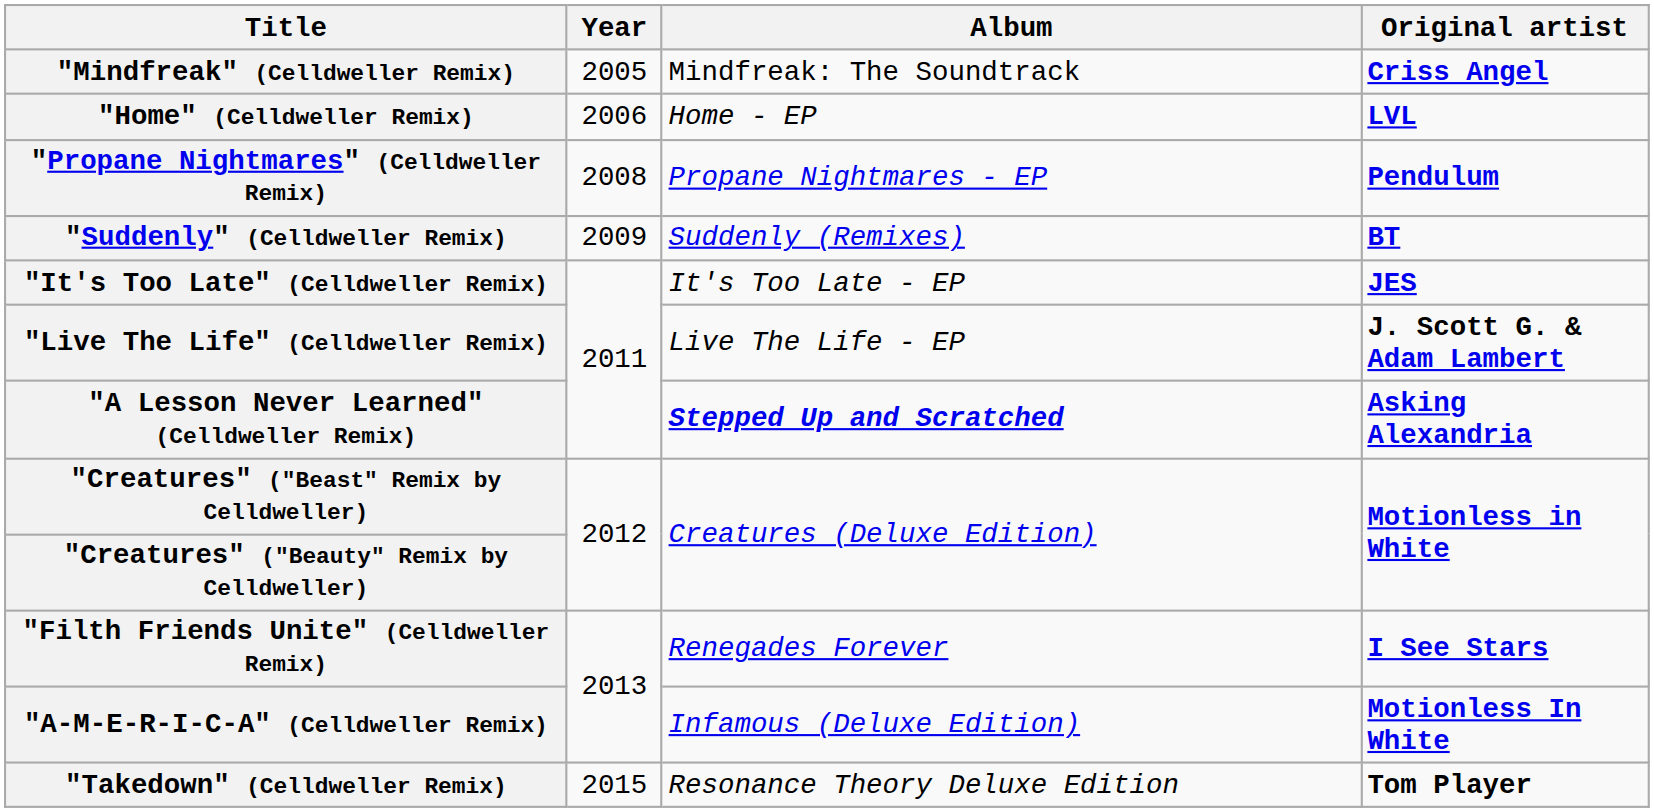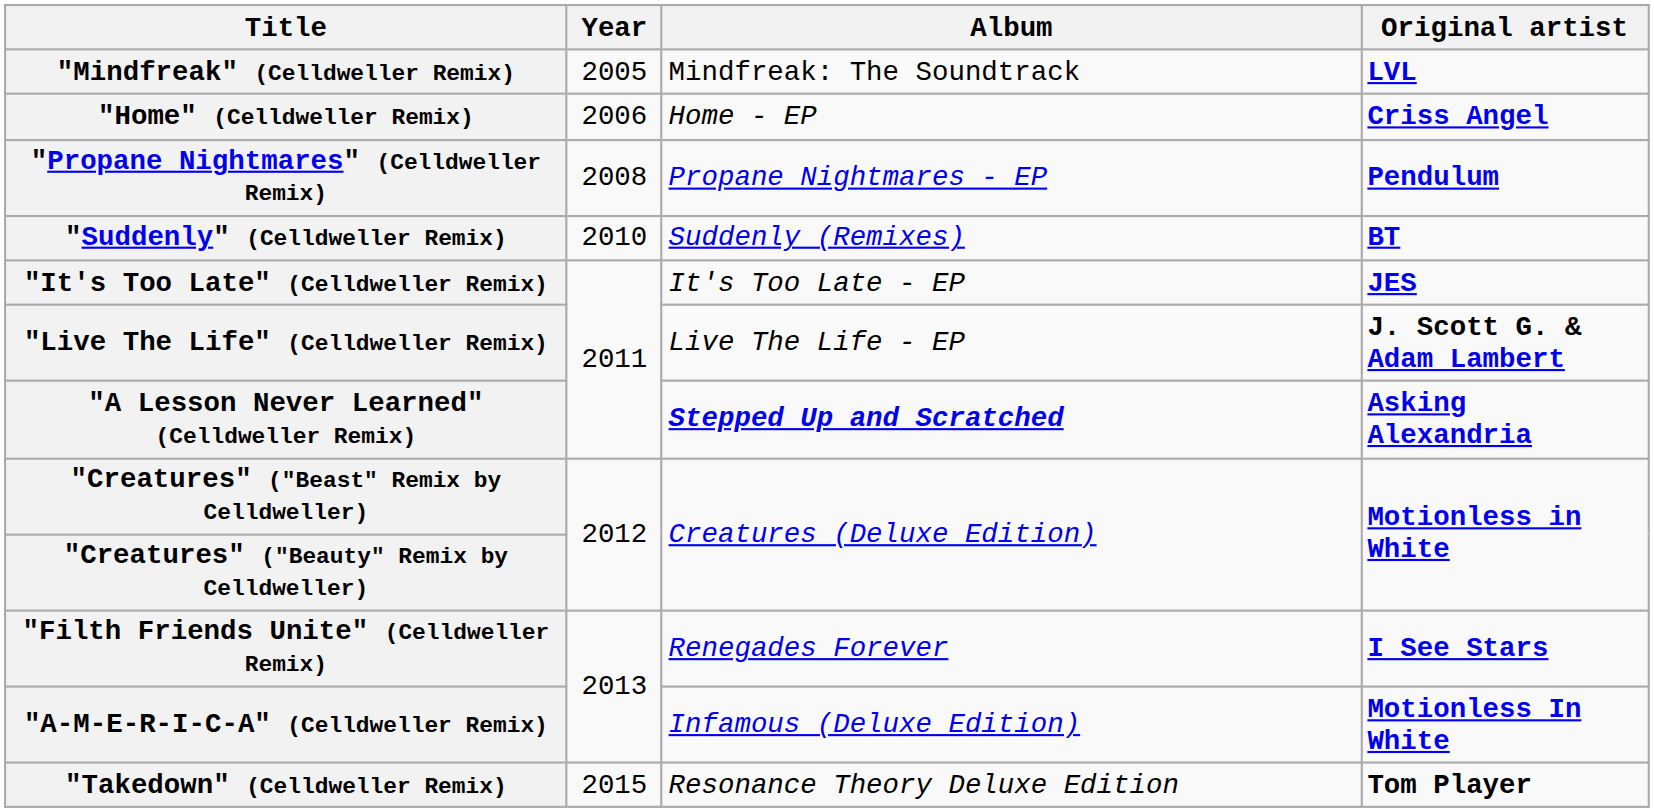(1458, 72) Criss Angel -> (1392, 72) LVL
(1392, 117) LVL -> (1458, 117) Criss Angel
(614, 238) 2009 -> (614, 238) 2010
